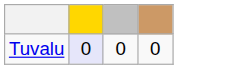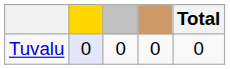+ column: (199, 19)
